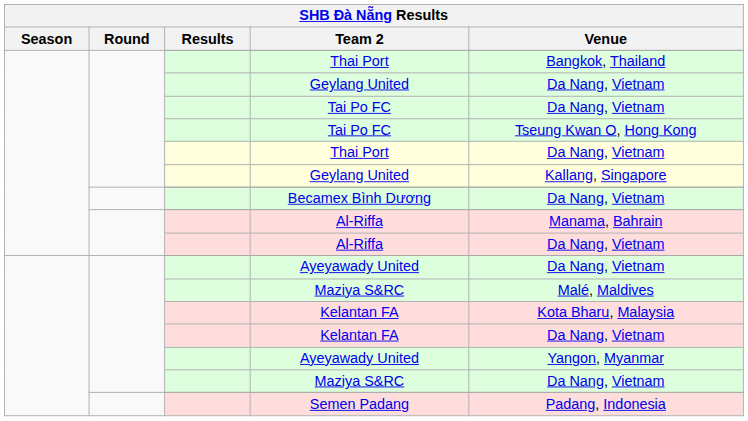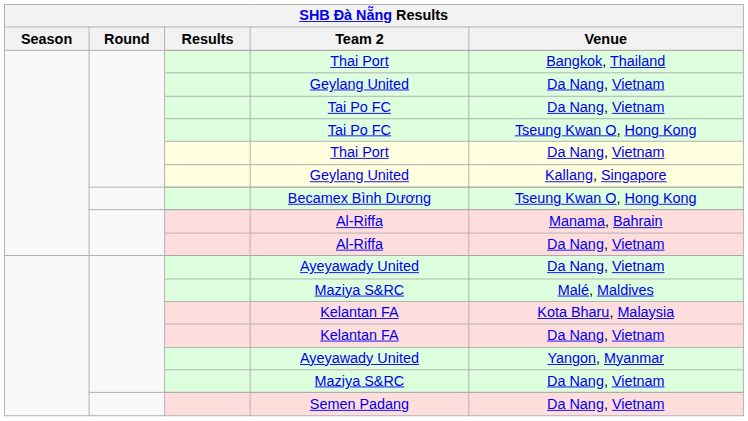(606, 198) Da Nang, Vietnam -> (606, 198) Tseung Kwan O, Hong Kong
(606, 404) Padang, Indonesia -> (606, 404) Da Nang, Vietnam
